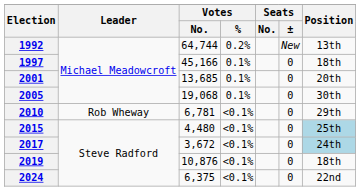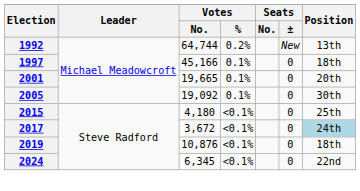(200, 79) 13,685 -> (200, 79) 19,665
(200, 95) 19,068 -> (200, 95) 19,092
- row: (31, 112)
(200, 128) 4,480 -> (200, 112) 4,180
(329, 128) lightblue background -> (329, 112) no background
(200, 178) 6,375 -> (200, 161) 6,345
